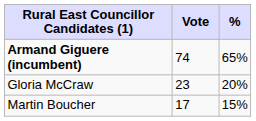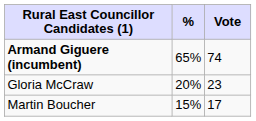columns swapped: (196, 22) <-> (235, 22)
